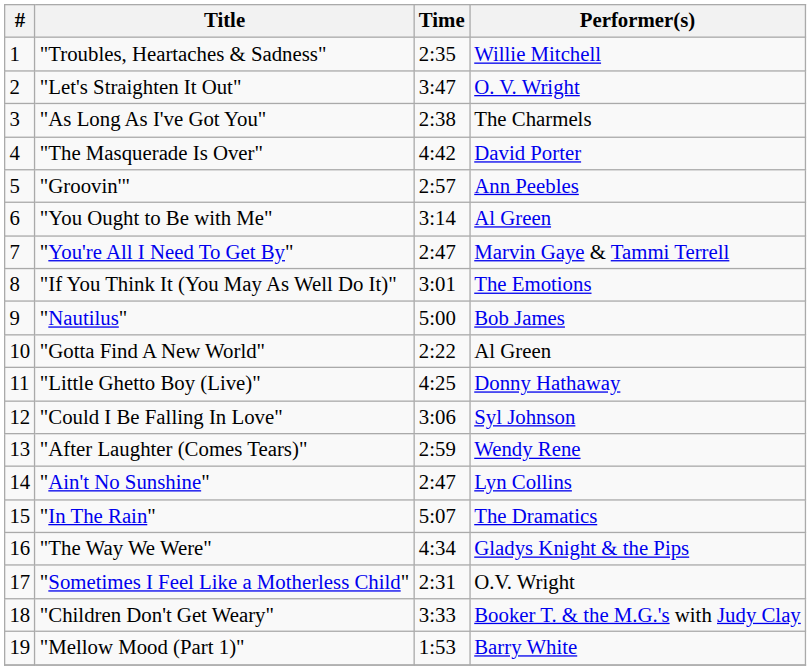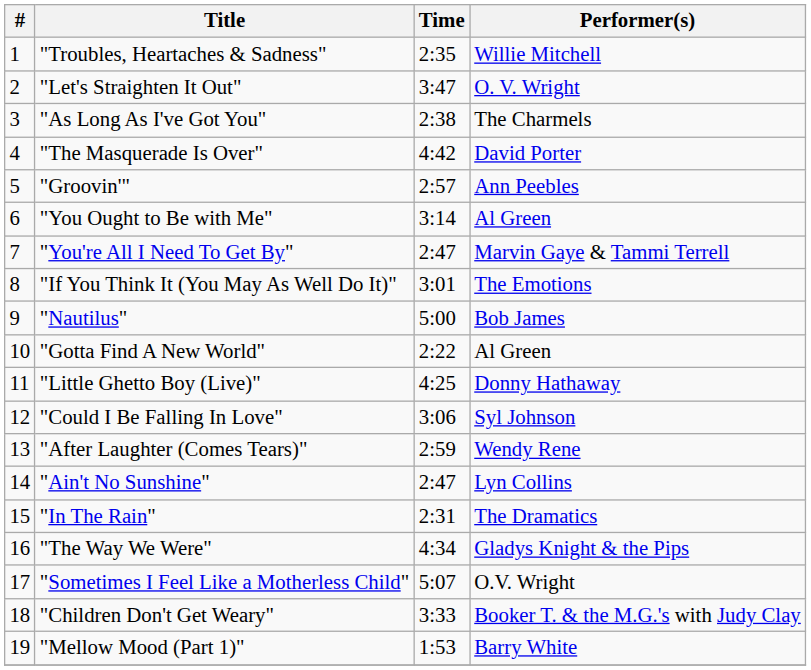(437, 515) 5:07 -> (437, 515) 2:31
(437, 581) 2:31 -> (437, 581) 5:07
